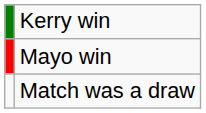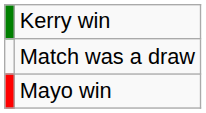rows swapped: (66, 56) <-> (107, 90)
